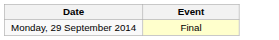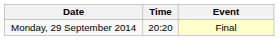+ column: (161, 12)
